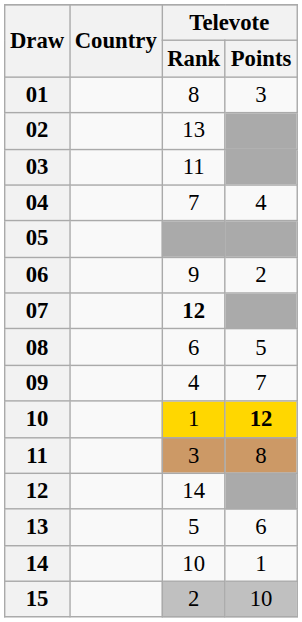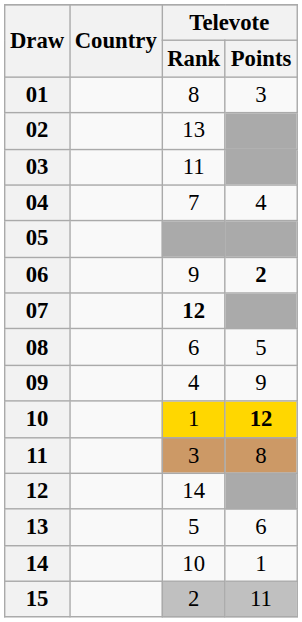(261, 274) normal -> (261, 274) bold
(261, 382) 7 -> (261, 382) 9
(261, 599) 10 -> (261, 599) 11
